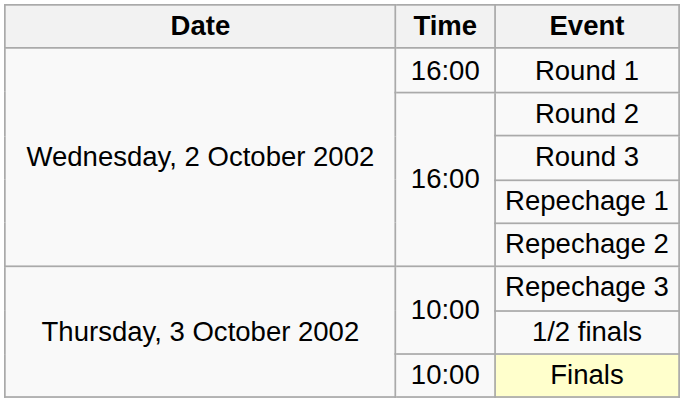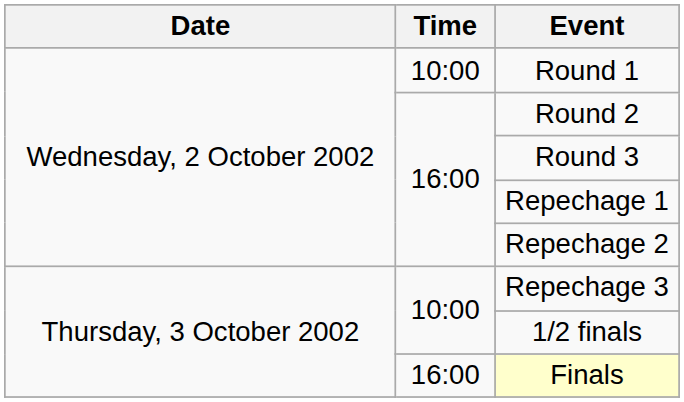(445, 69) 16:00 -> (445, 69) 10:00
(445, 375) 10:00 -> (445, 375) 16:00
